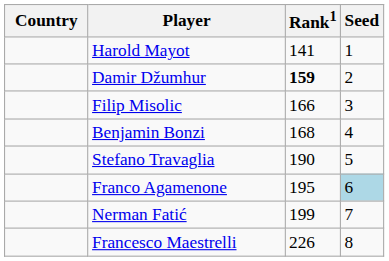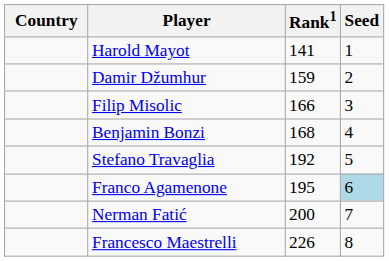(302, 77) bold -> (302, 77) normal
(302, 159) 190 -> (302, 159) 192
(302, 214) 199 -> (302, 214) 200
